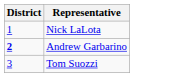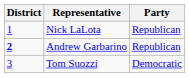+ column: (157, 13)
